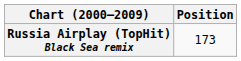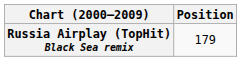(205, 40) 173 -> (205, 40) 179
